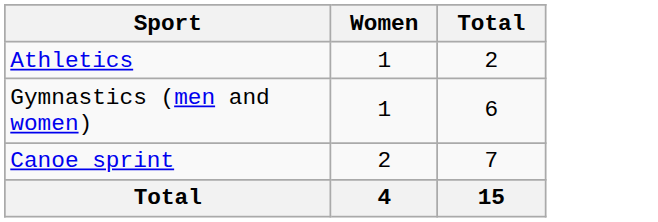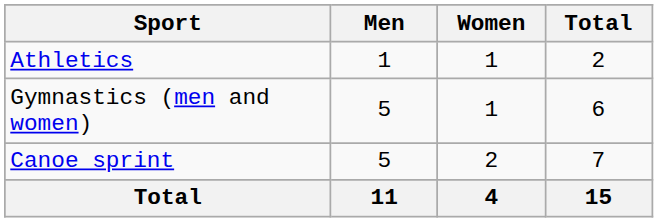+ column: (384, 23)
